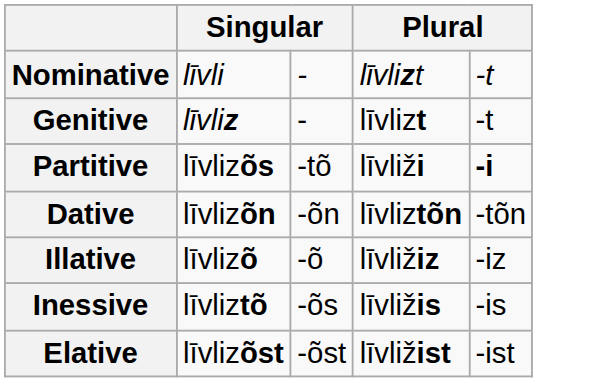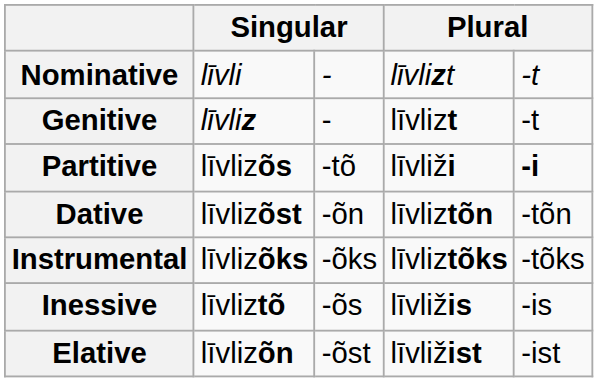(229, 213) līvlizõn -> (251, 213) līvlizõst
+ row: (100, 259)
- row: (91, 259)
(233, 352) līvlizõst -> (247, 352) līvlizõn
